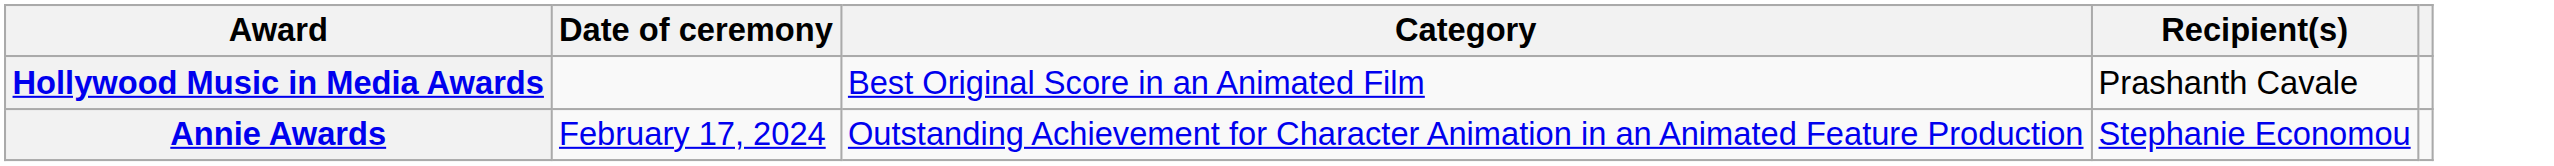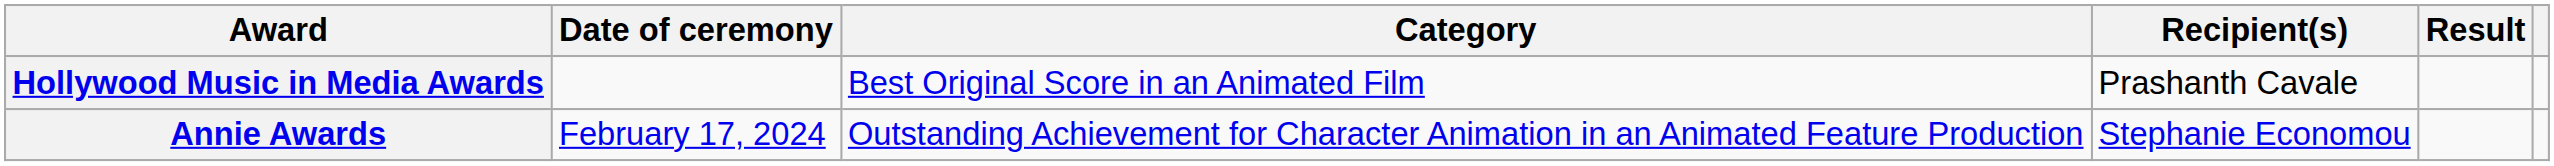+ column: (2476, 30)
